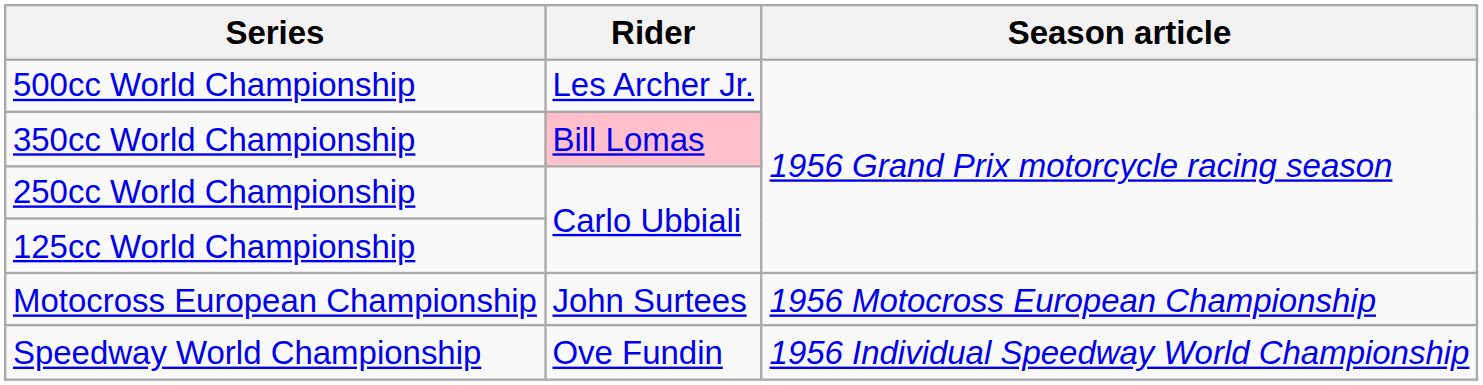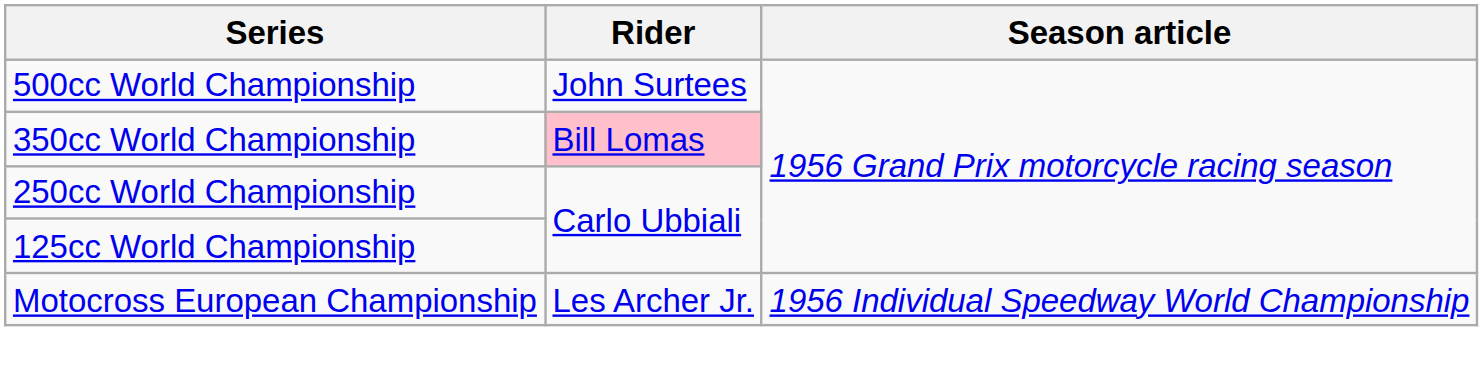(653, 85) Les Archer Jr. -> (650, 85) John Surtees
(650, 299) John Surtees -> (653, 299) Les Archer Jr.
(1073, 299) 1956 Motocross European Championship -> (1119, 299) 1956 Individual Speedway World Championship
- row: (247, 353)
